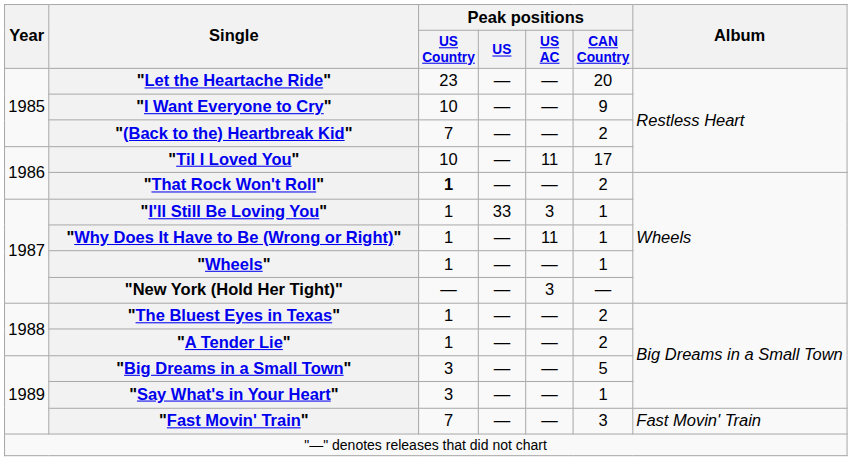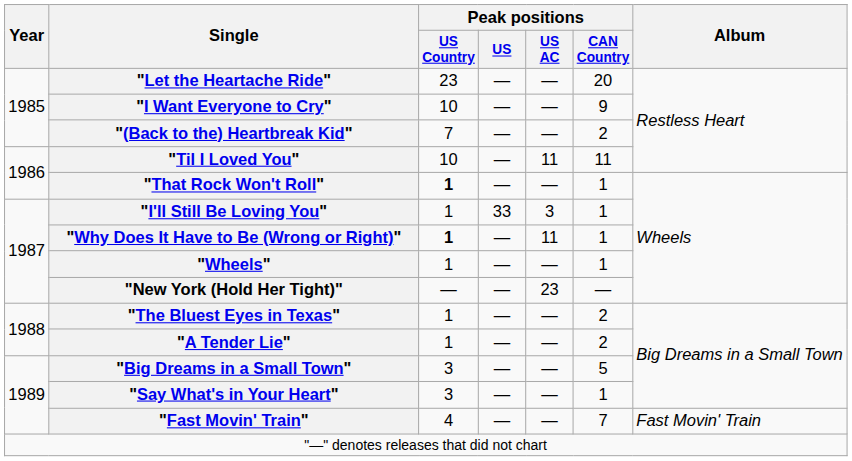(603, 159) 17 -> (603, 159) 11
(603, 185) 2 -> (603, 185) 1
(448, 237) normal -> (448, 237) bold
(550, 290) 3 -> (550, 290) 23
(448, 420) 7 -> (448, 420) 4
(603, 420) 3 -> (603, 420) 7
